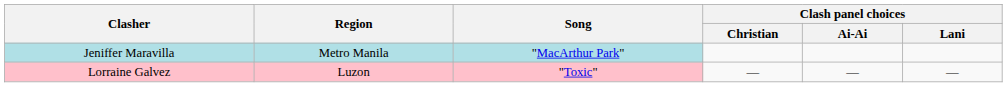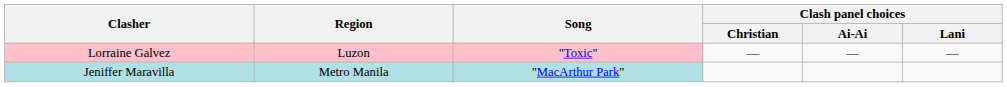rows swapped: (129, 53) <-> (129, 72)
